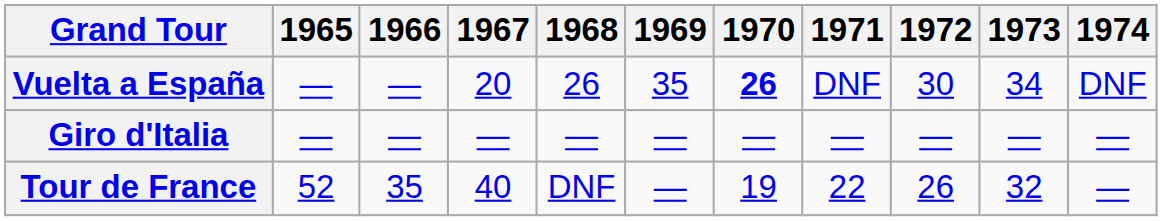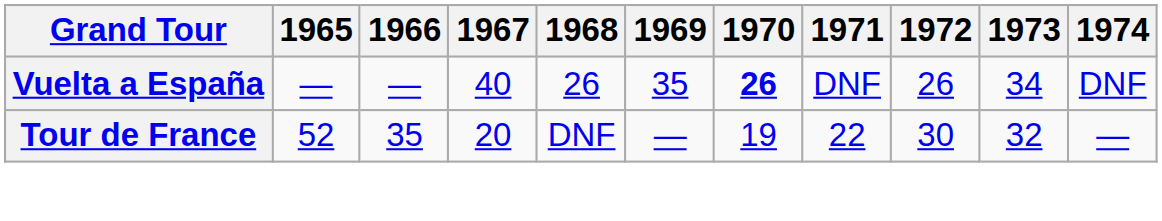(493, 82) 20 -> (493, 82) 40
(936, 82) 30 -> (936, 82) 26
- row: (138, 135)
(493, 187) 40 -> (493, 135) 20
(936, 187) 26 -> (936, 135) 30
